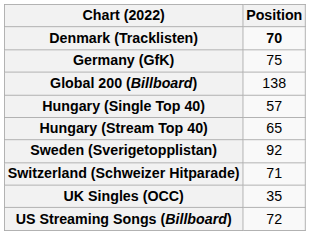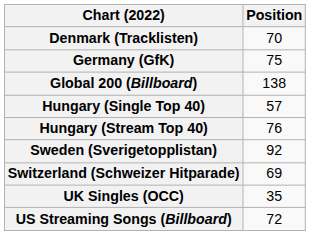(274, 38) bold -> (274, 38) normal
(274, 128) 65 -> (274, 128) 76
(274, 173) 71 -> (274, 173) 69
